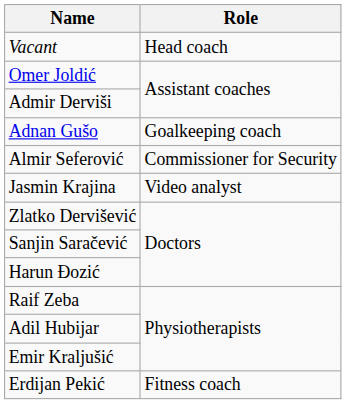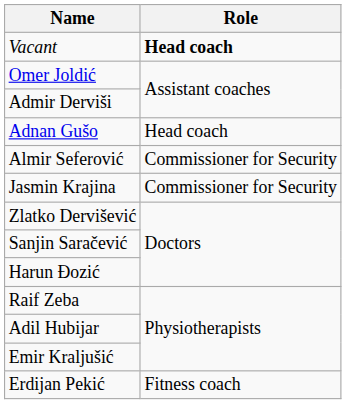(186, 46) normal -> (189, 46) bold
(213, 131) Goalkeeping coach -> (186, 131) Head coach
(193, 187) Video analyst -> (241, 187) Commissioner for Security
